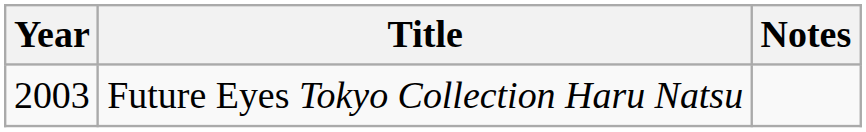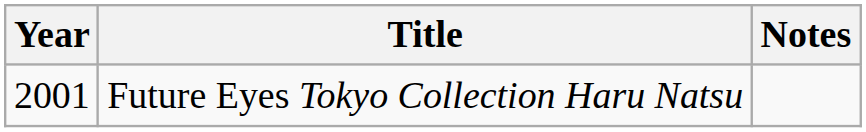(52, 94) 2003 -> (52, 94) 2001
